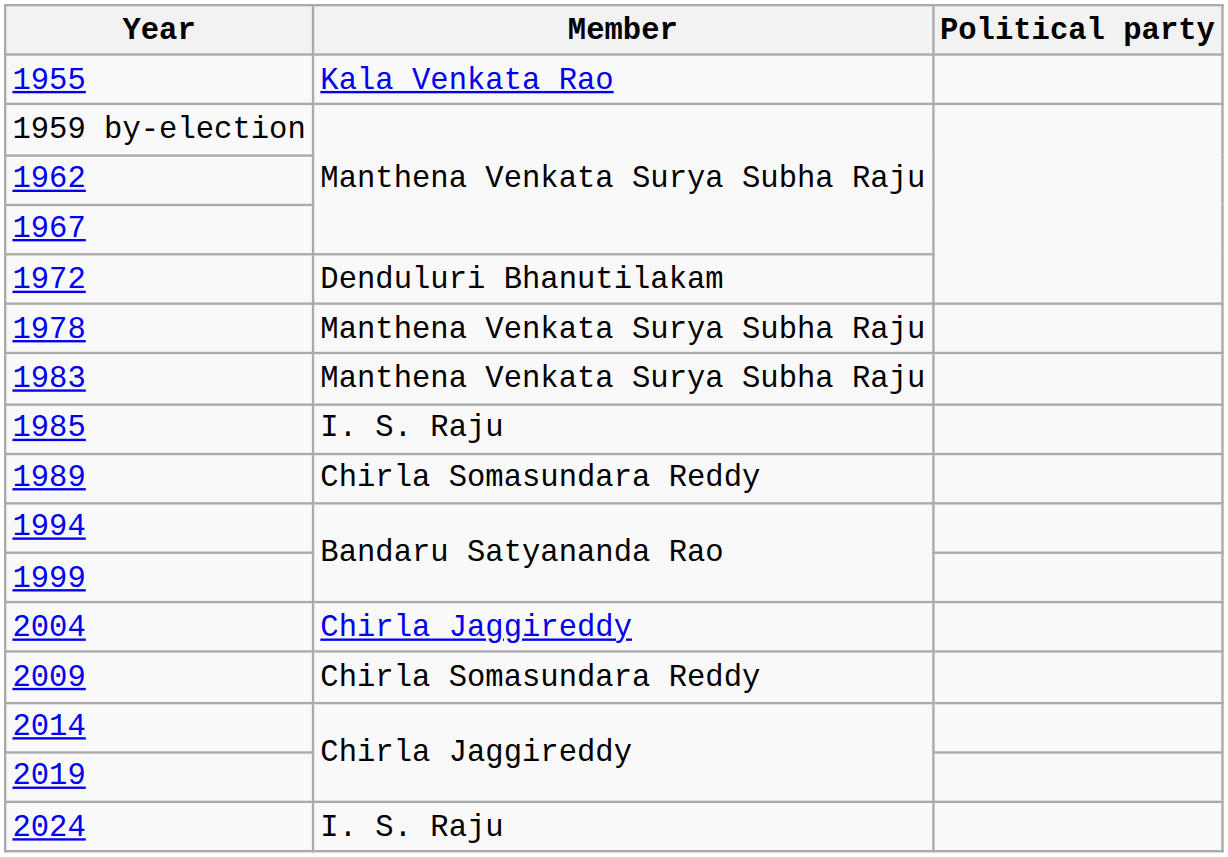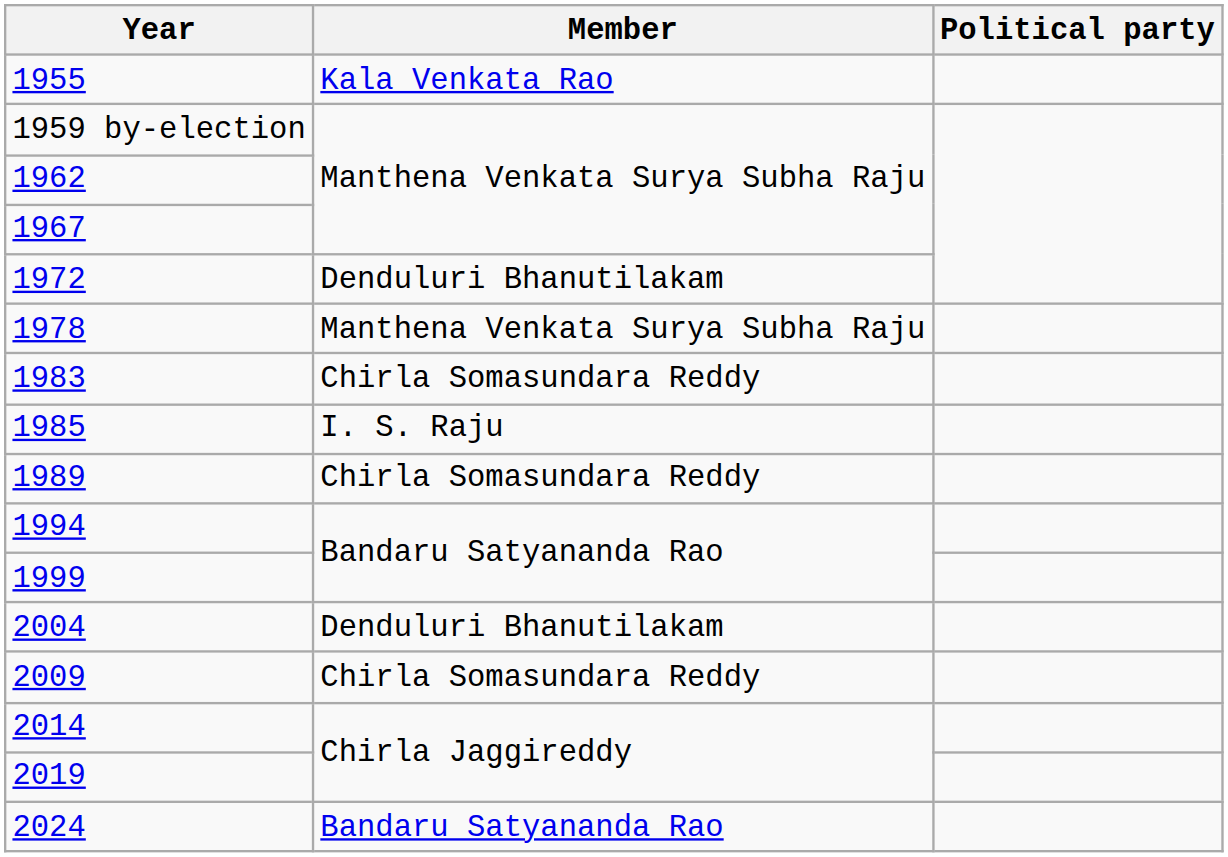(623, 379) Manthena Venkata Surya Subha Raju -> (540, 379) Chirla Somasundara Reddy
(476, 628) Chirla Jaggireddy -> (522, 628) Denduluri Bhanutilakam
(412, 827) I. S. Raju -> (522, 827) Bandaru Satyananda Rao
